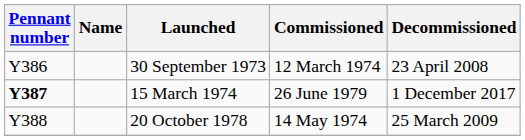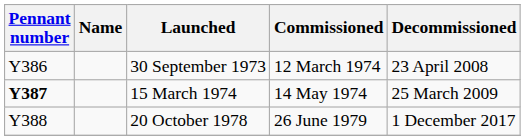(320, 93) 26 June 1979 -> (320, 93) 14 May 1974
(453, 93) 1 December 2017 -> (445, 93) 25 March 2009
(320, 120) 14 May 1974 -> (320, 120) 26 June 1979
(445, 120) 25 March 2009 -> (453, 120) 1 December 2017
